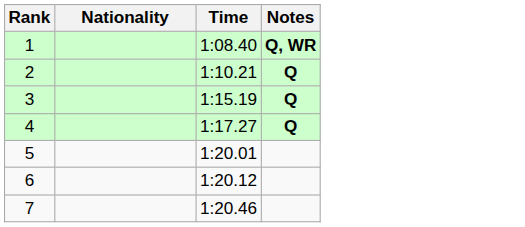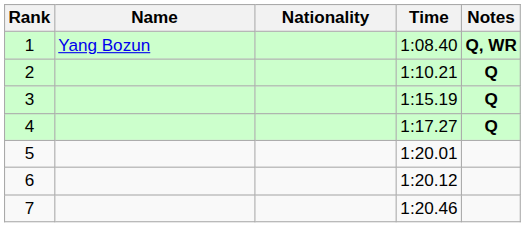+ column: (155, 18)
